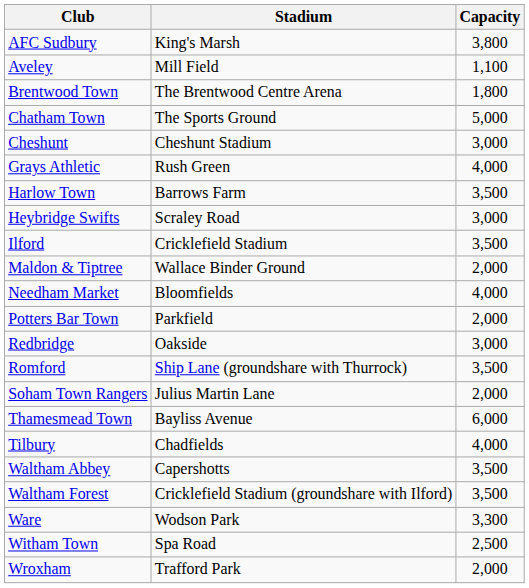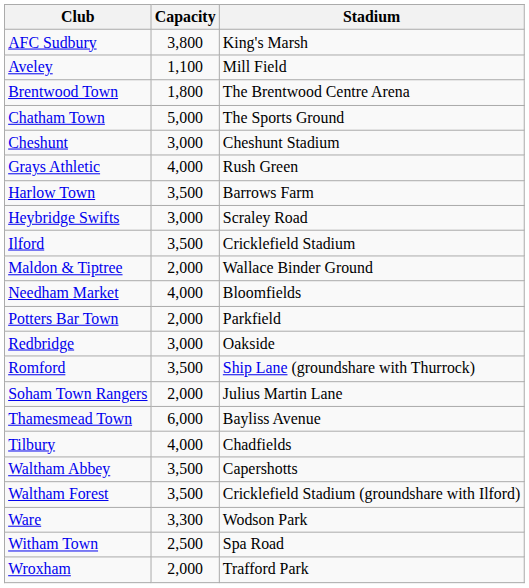columns swapped: (304, 17) <-> (490, 17)
